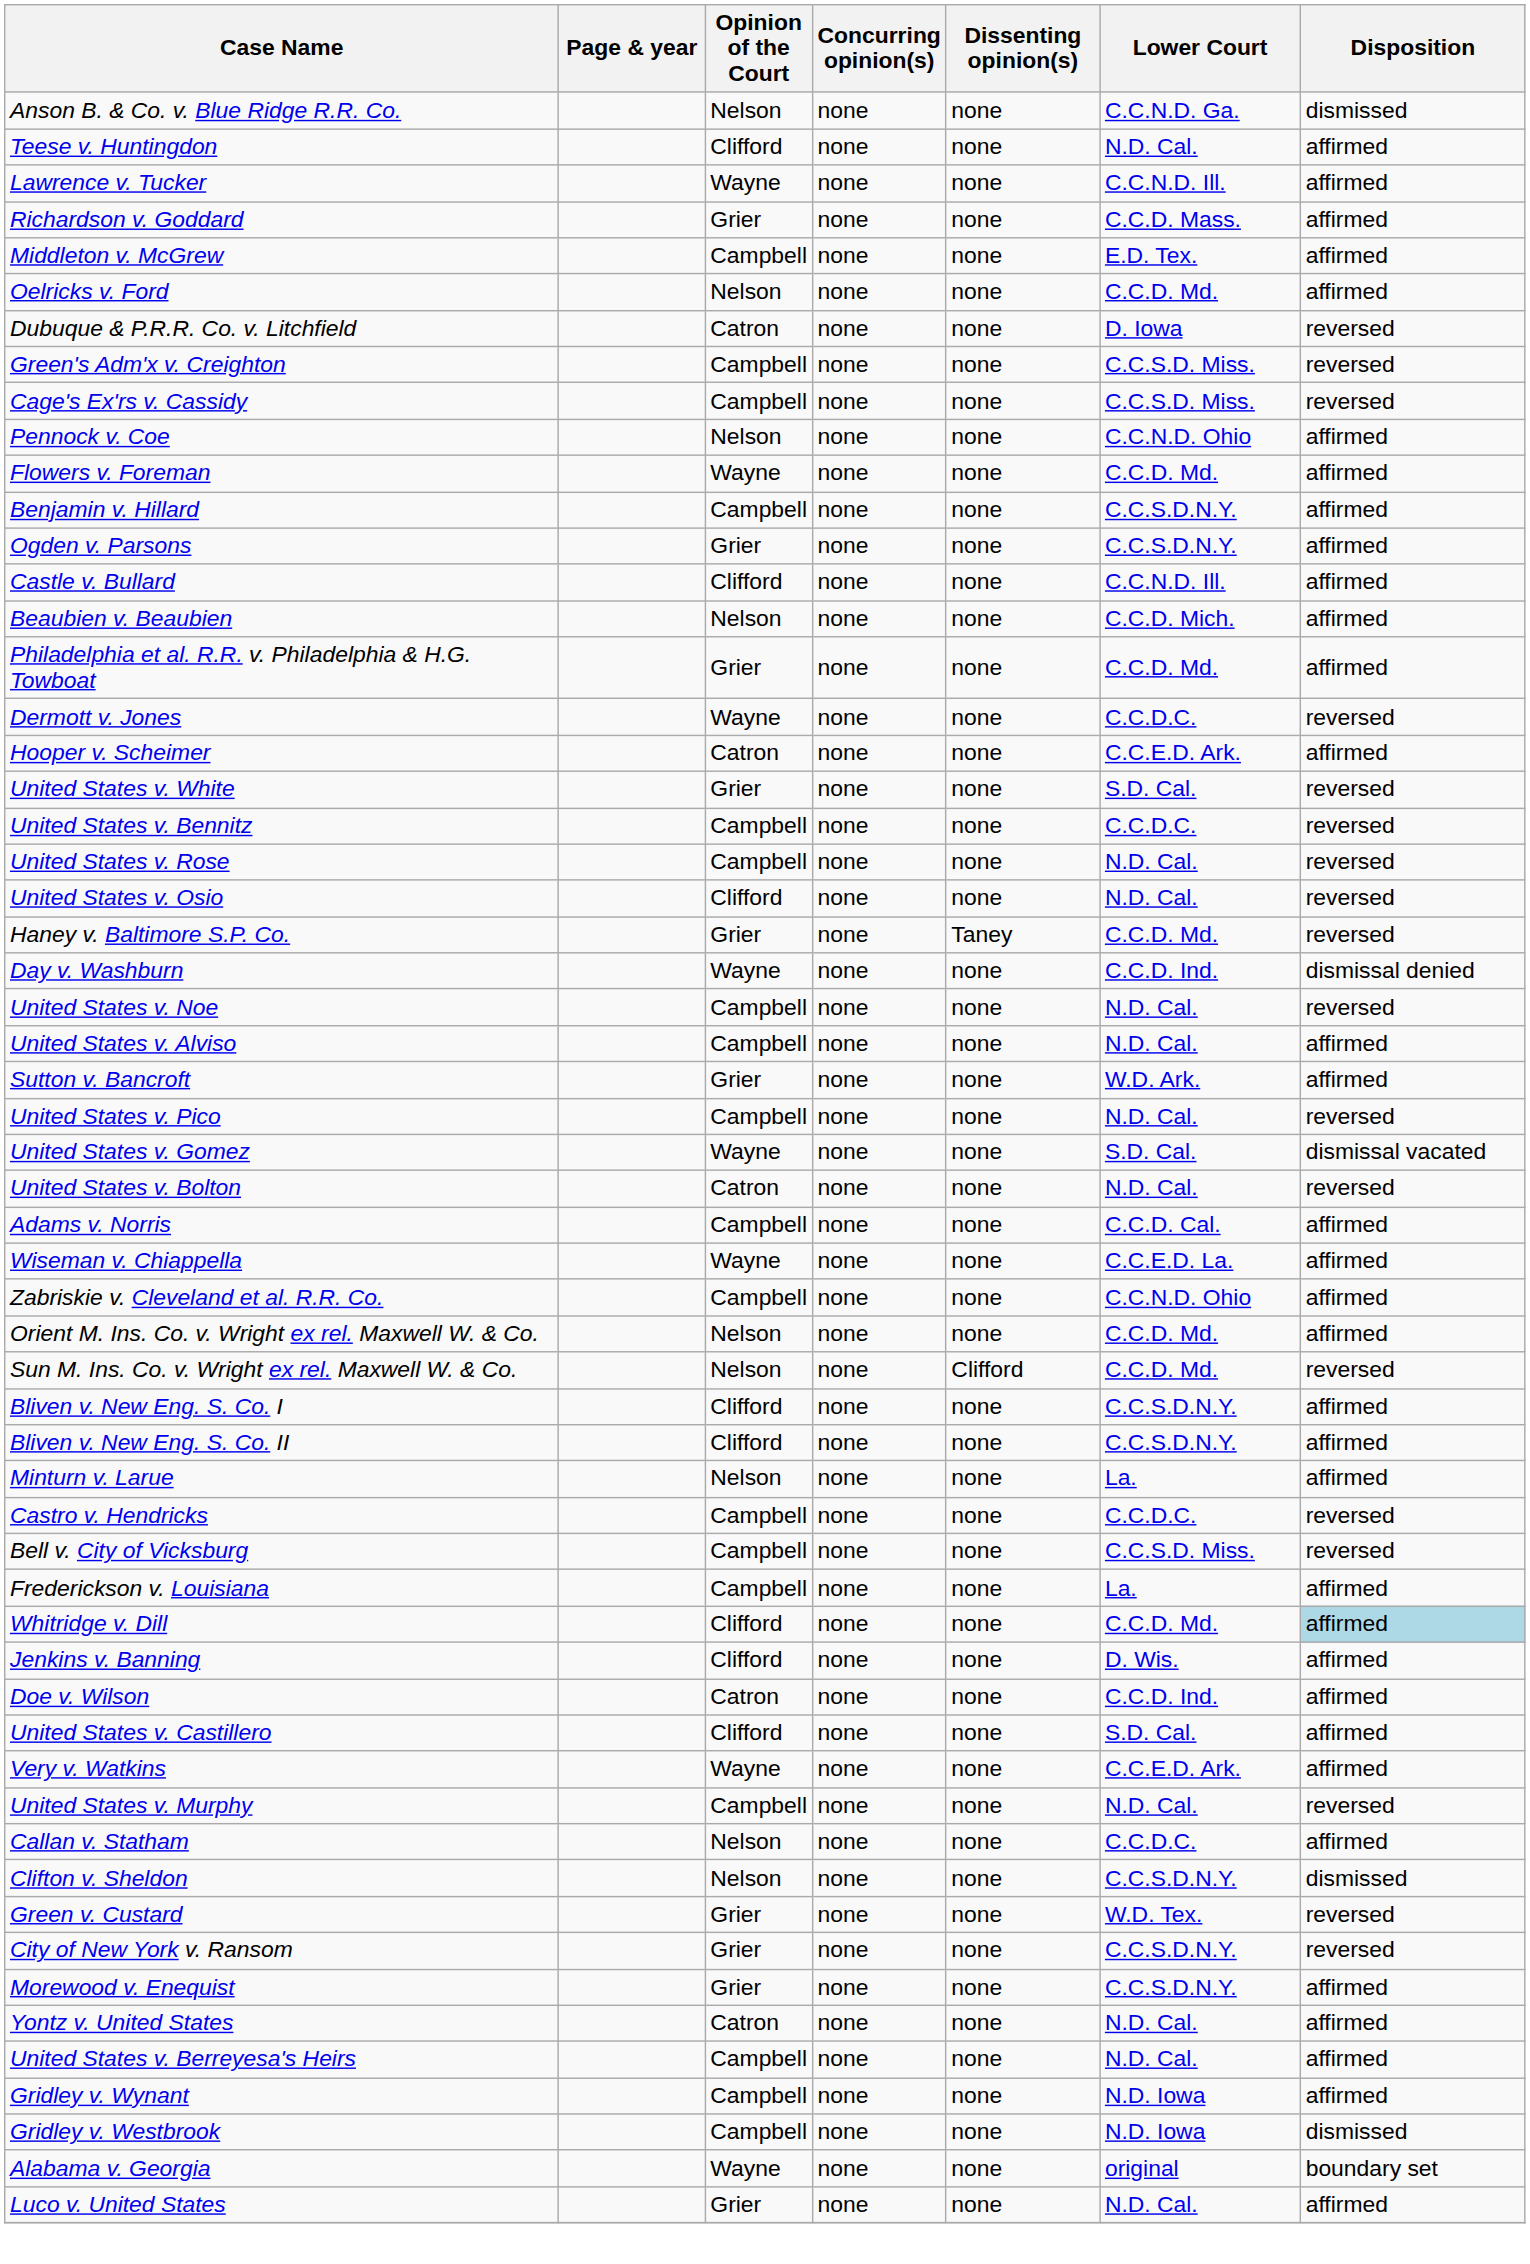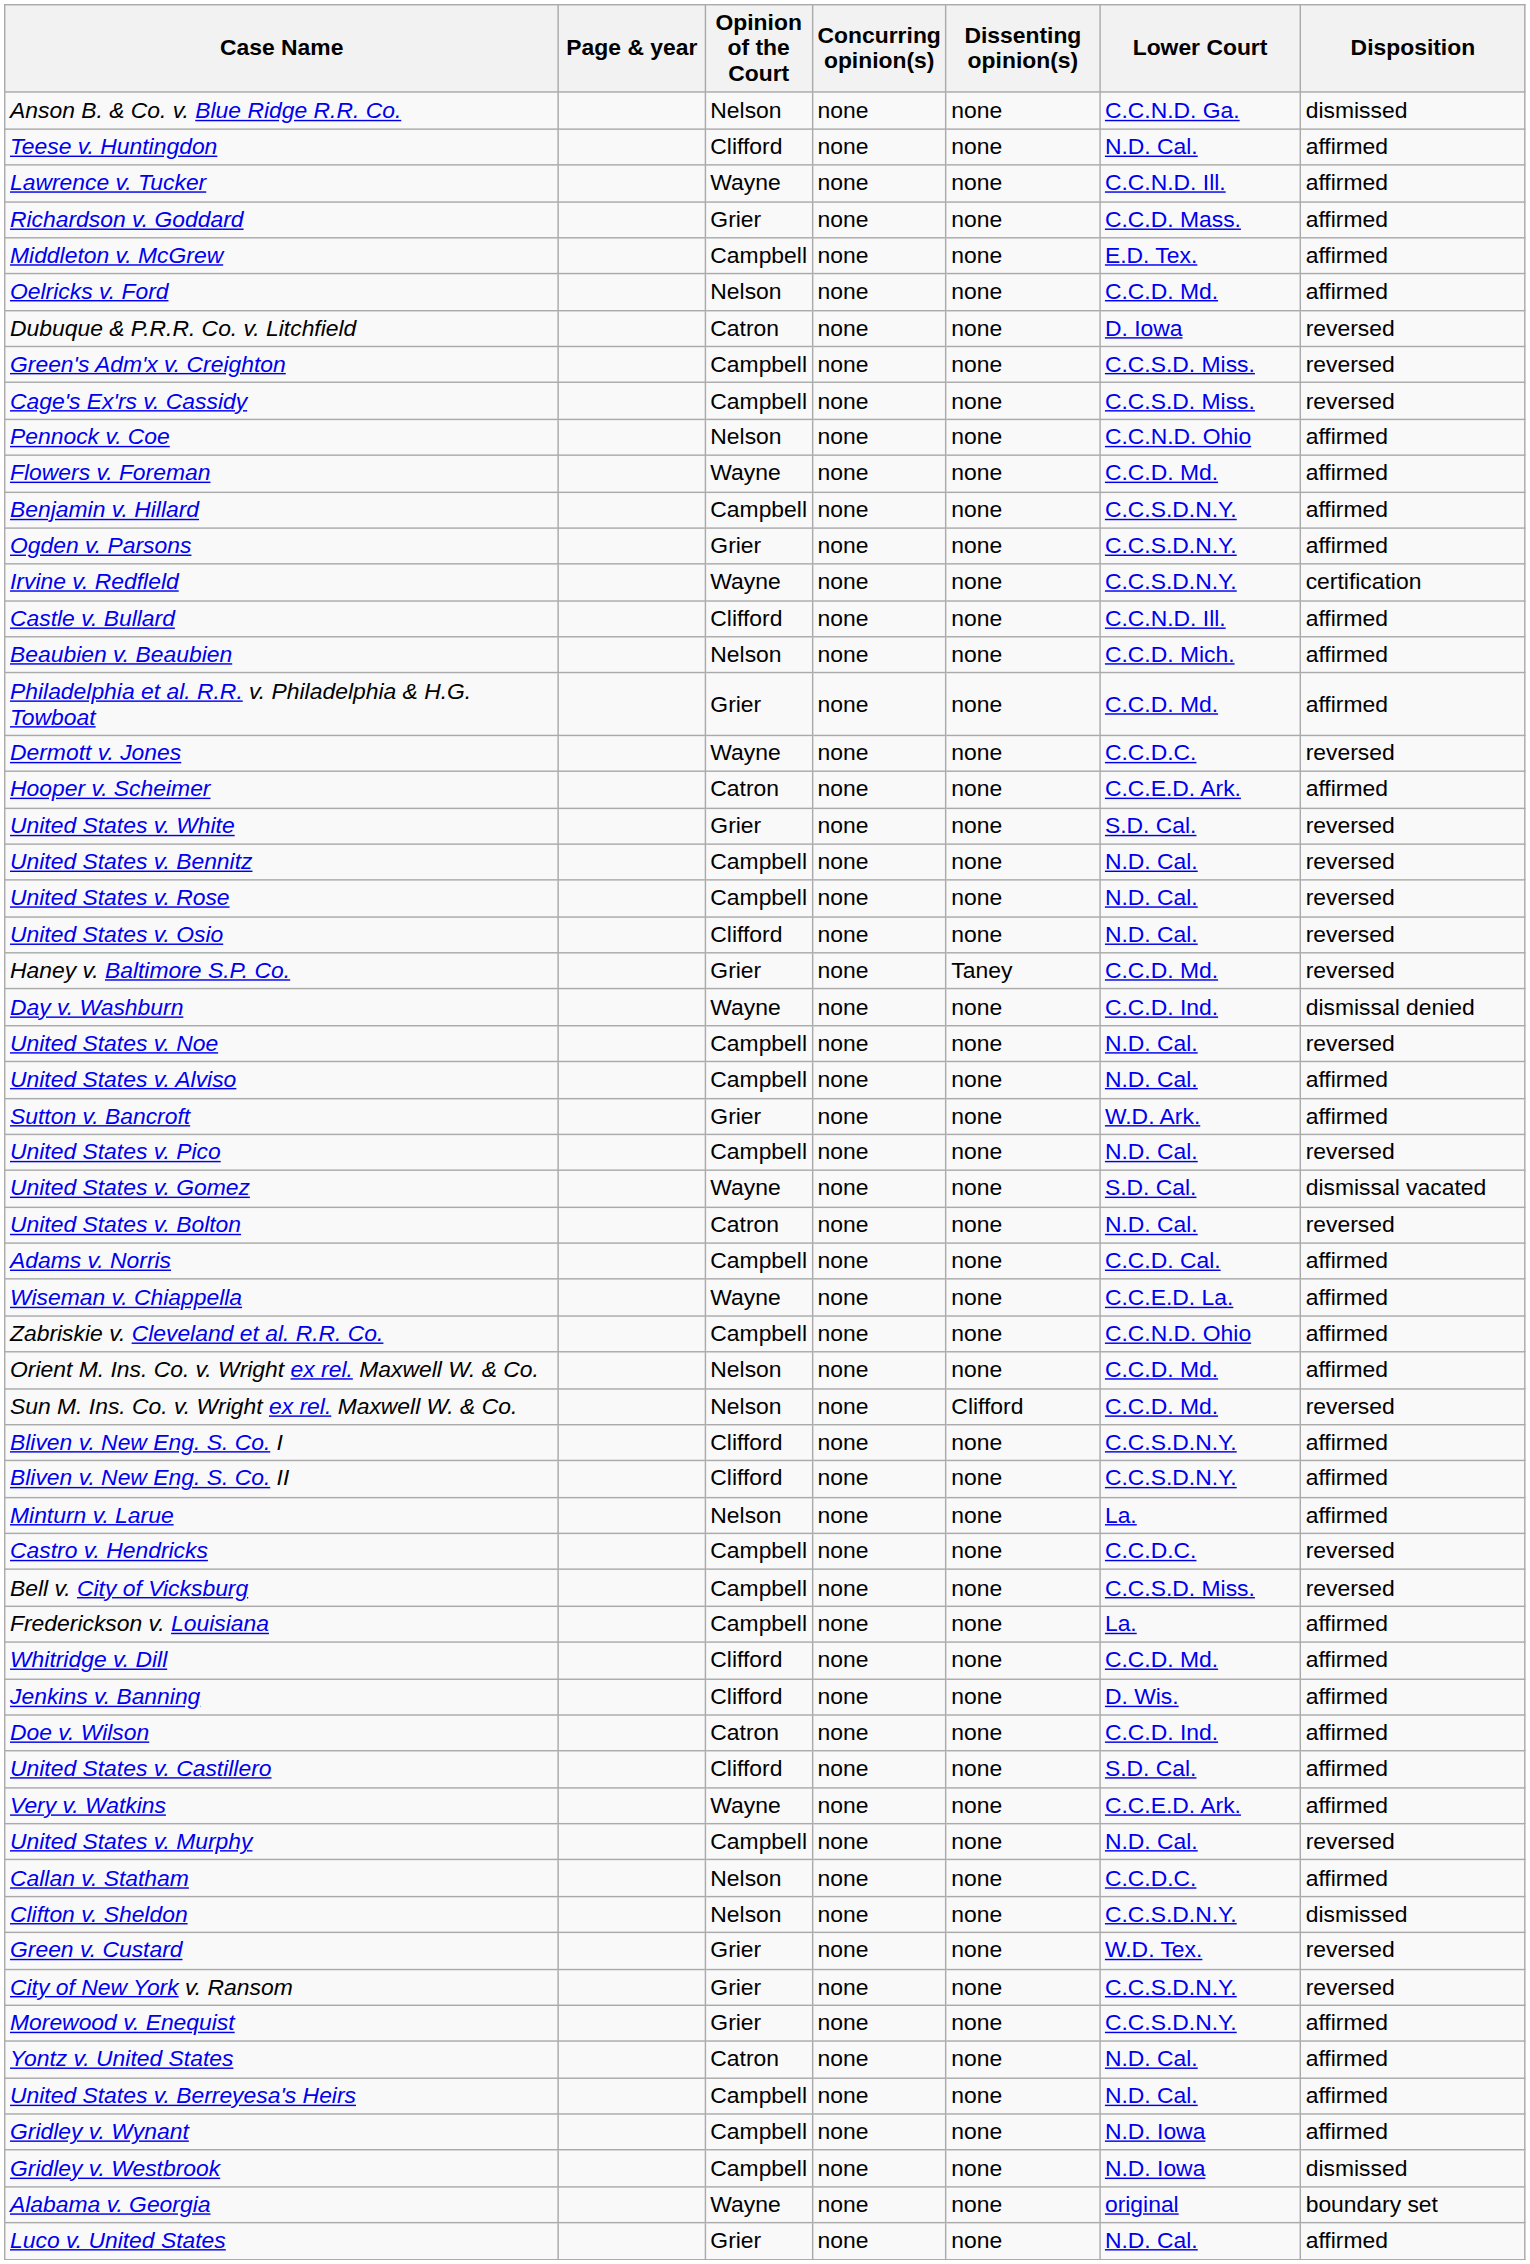+ row: (94, 582)
(1151, 825) C.C.D.C. -> (1151, 861) N.D. Cal.
(1347, 1623) lightblue background -> (1347, 1660) no background
